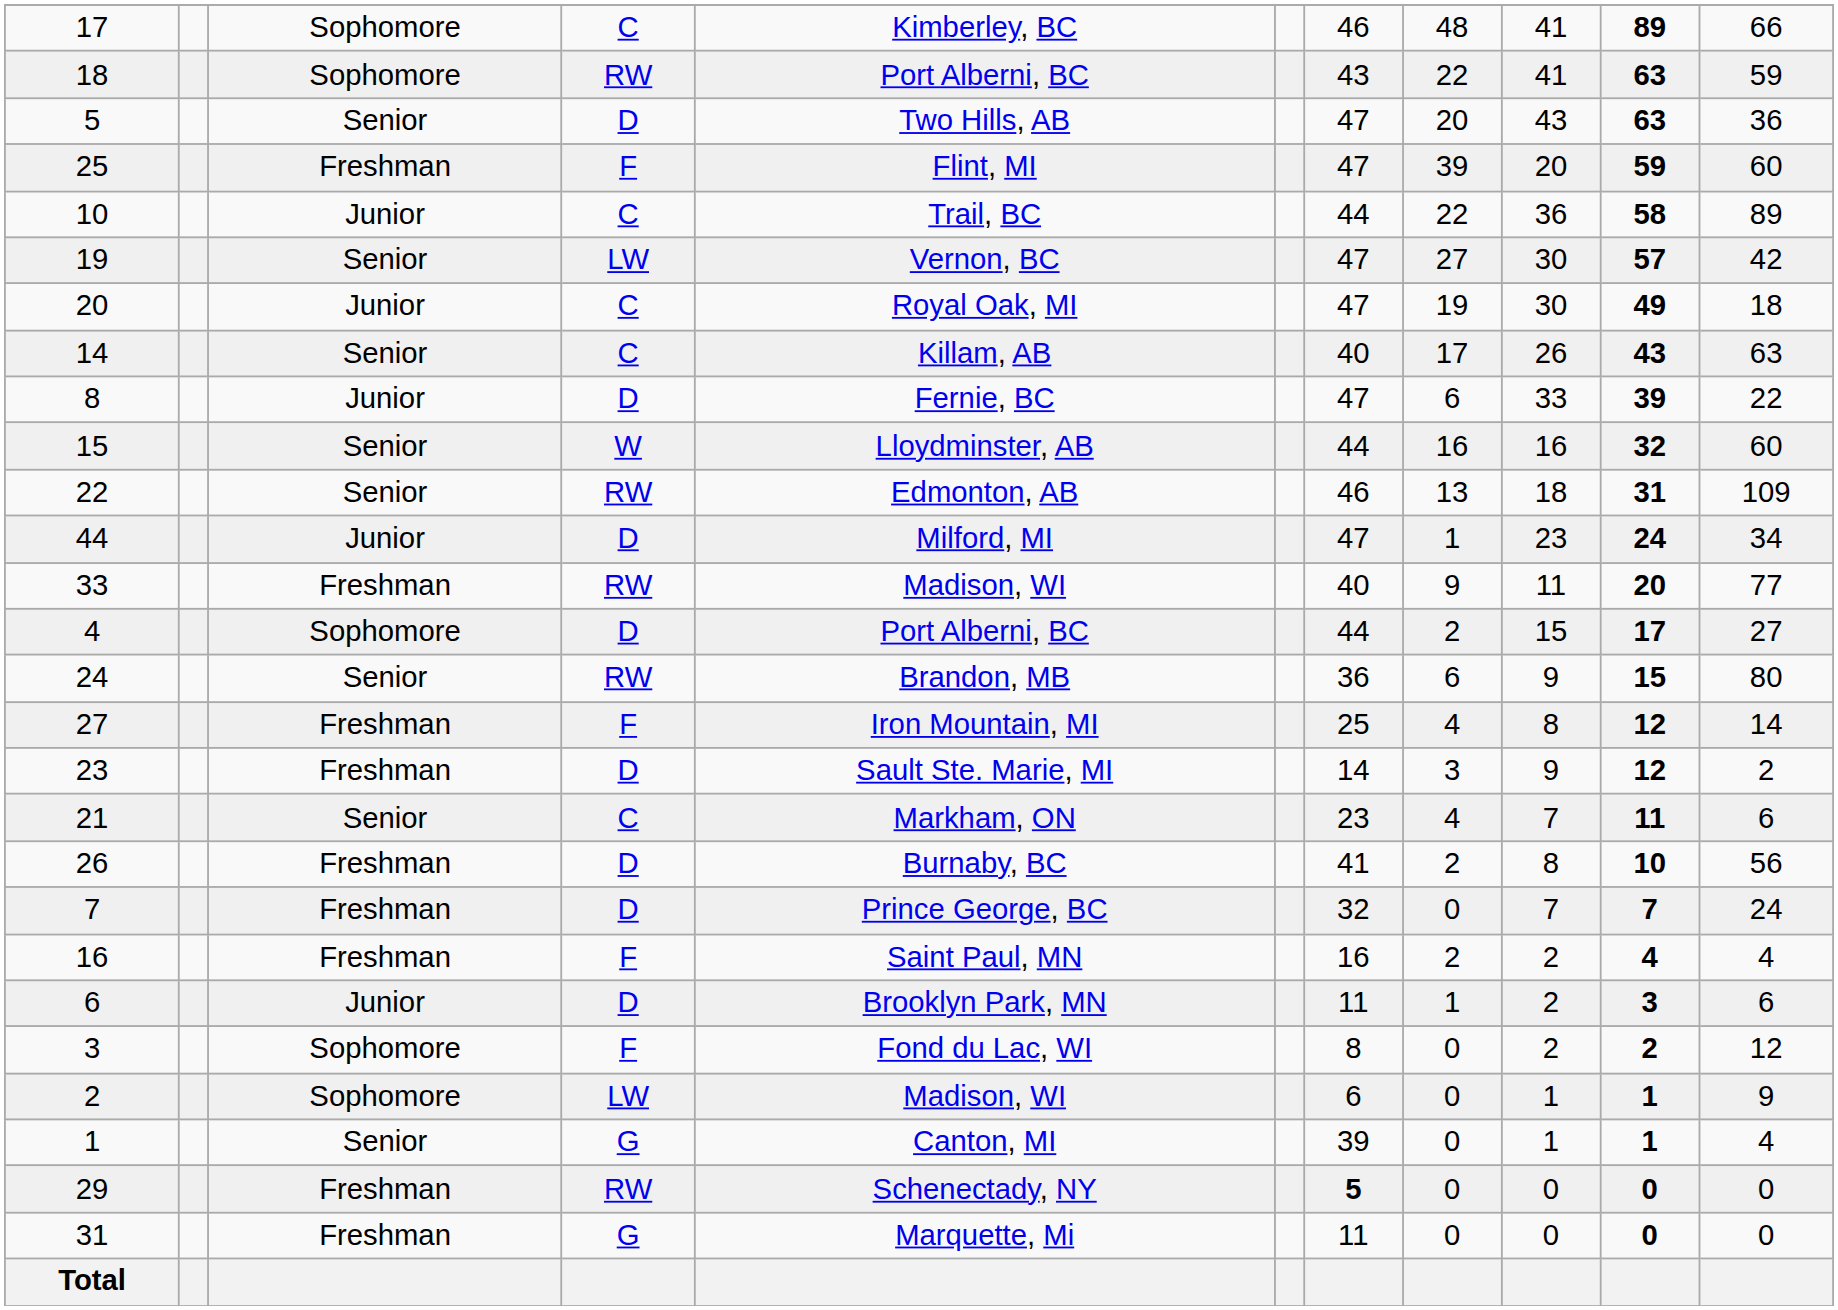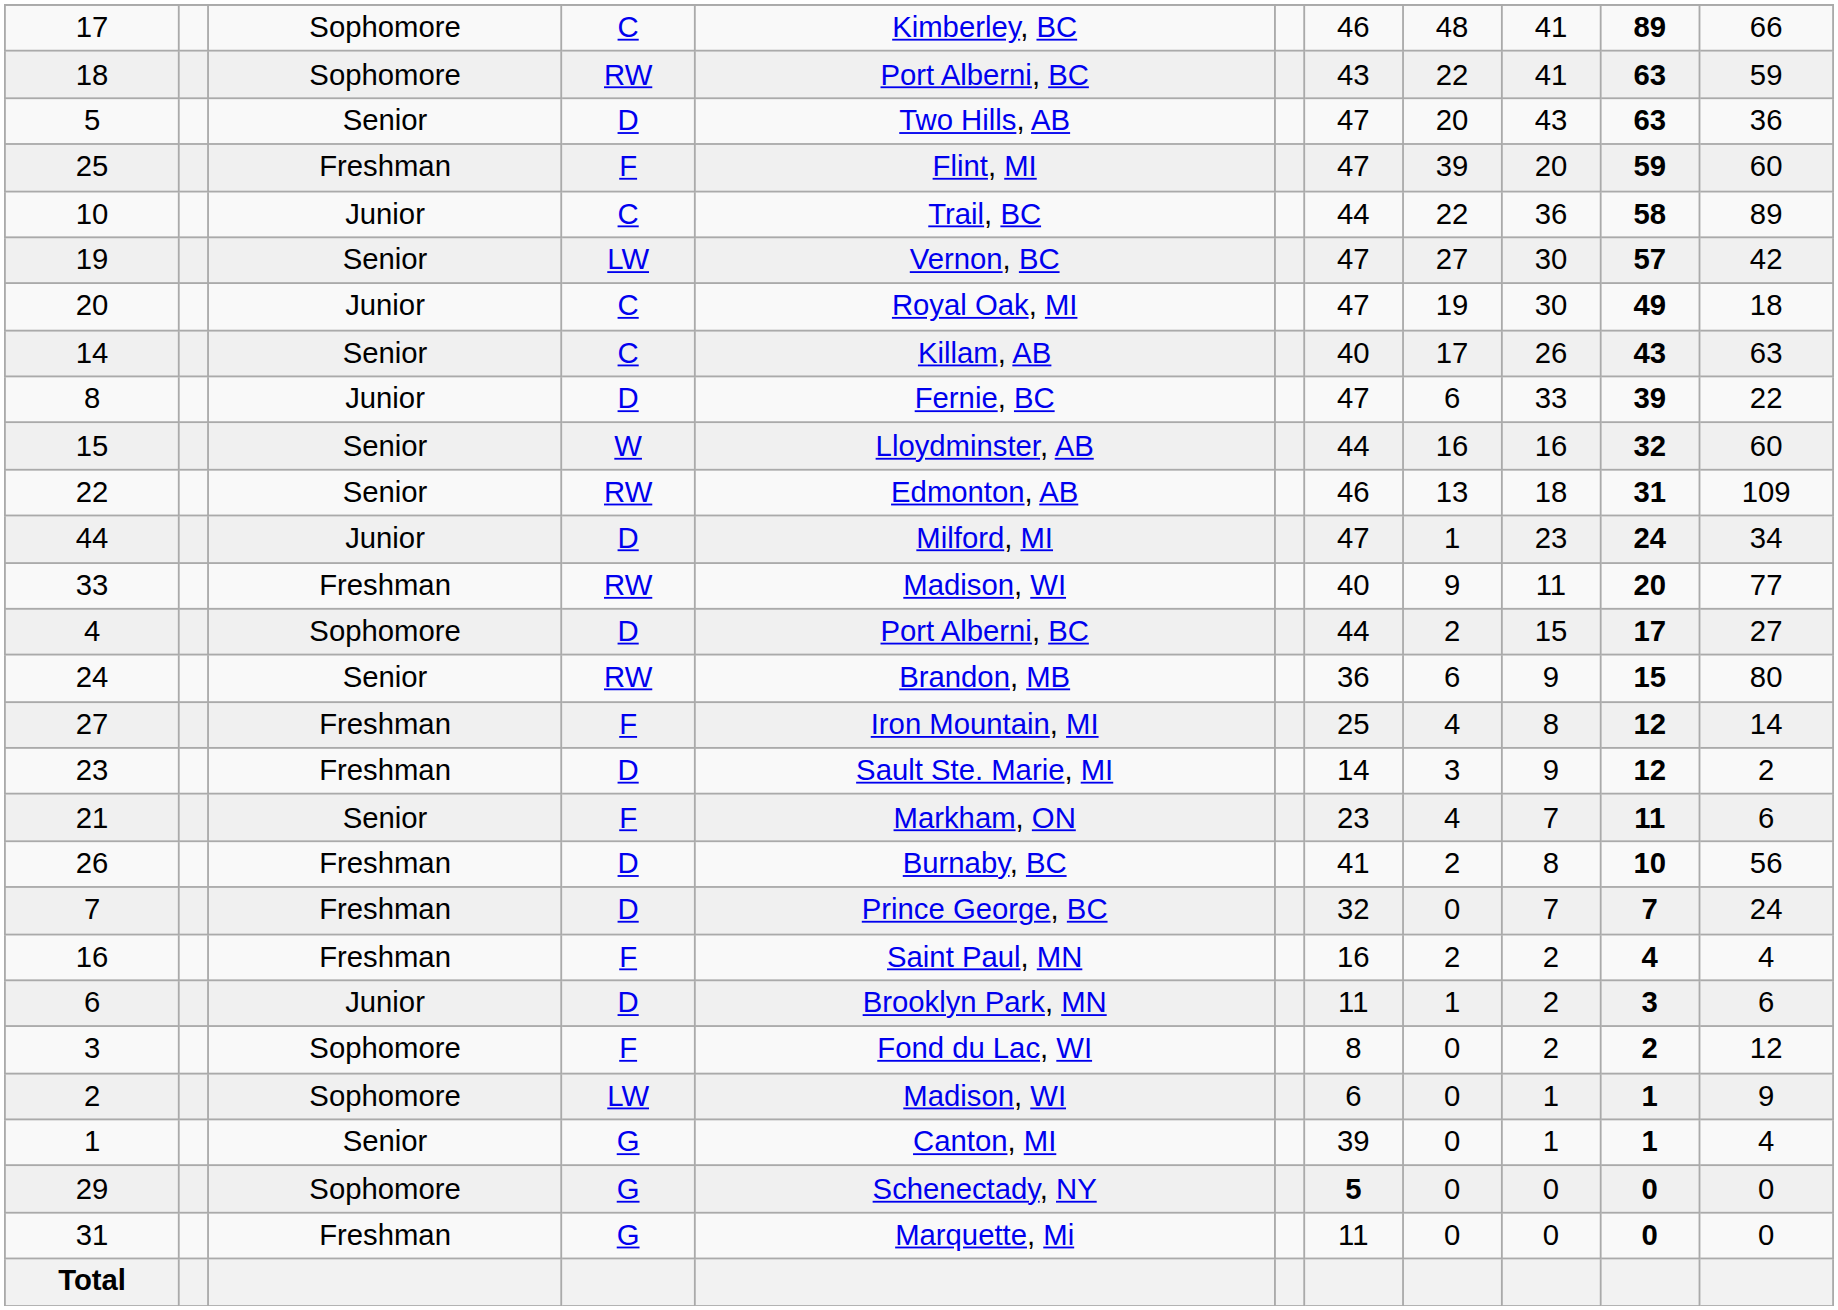(628, 817) C -> (628, 817) F
(385, 1188) Freshman -> (385, 1188) Sophomore
(628, 1188) RW -> (628, 1188) G
